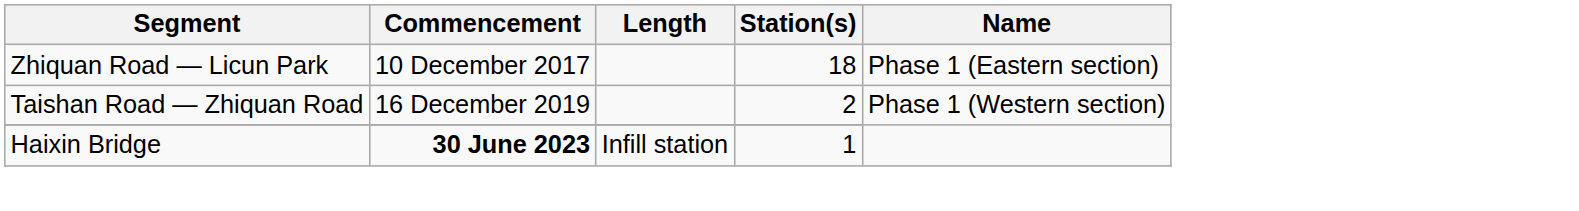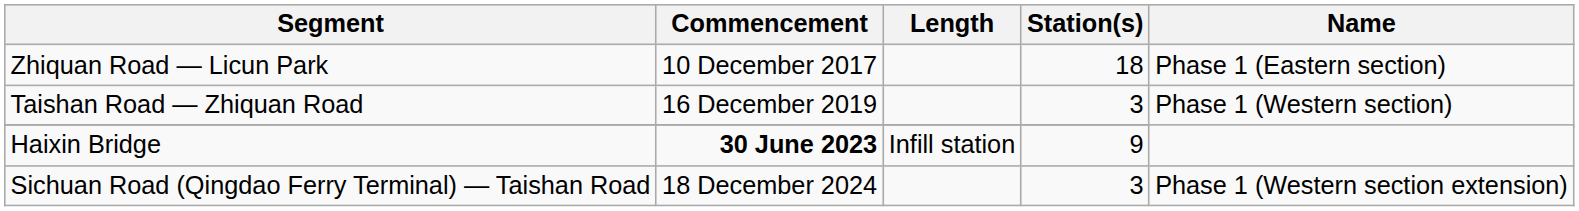(849, 104) 2 -> (1136, 104) 3
(849, 144) 1 -> (1136, 144) 9
+ row: (331, 184)
